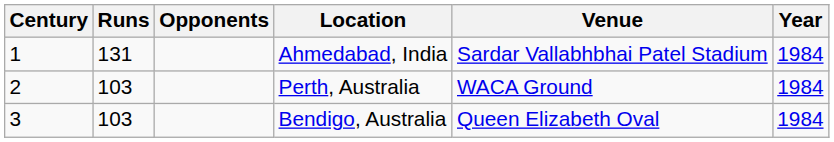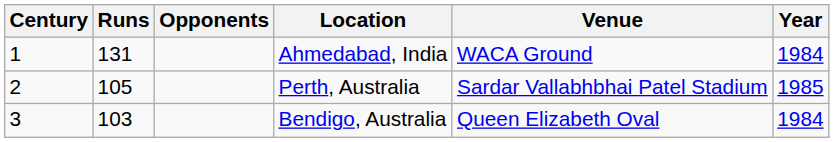(612, 53) Sardar Vallabhbhai Patel Stadium -> (525, 53) WACA Ground
(115, 86) 103 -> (115, 86) 105
(525, 86) WACA Ground -> (612, 86) Sardar Vallabhbhai Patel Stadium
(800, 86) 1984 -> (800, 86) 1985
